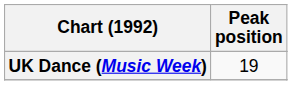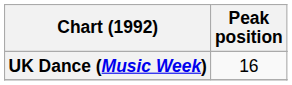(249, 65) 19 -> (249, 65) 16
